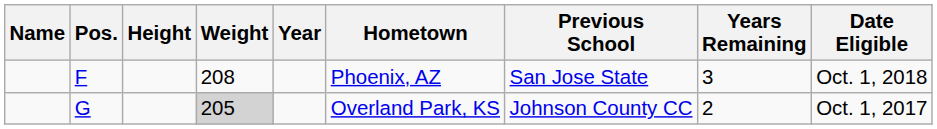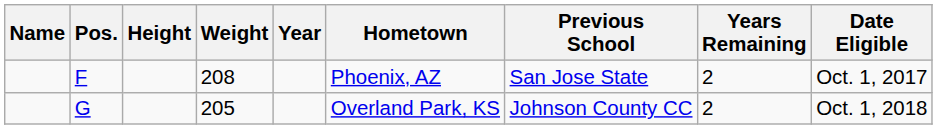(708, 76) 3 -> (708, 76) 2
(872, 76) Oct. 1, 2018 -> (872, 76) Oct. 1, 2017
(218, 109) lightgrey background -> (218, 109) no background
(872, 109) Oct. 1, 2017 -> (872, 109) Oct. 1, 2018
